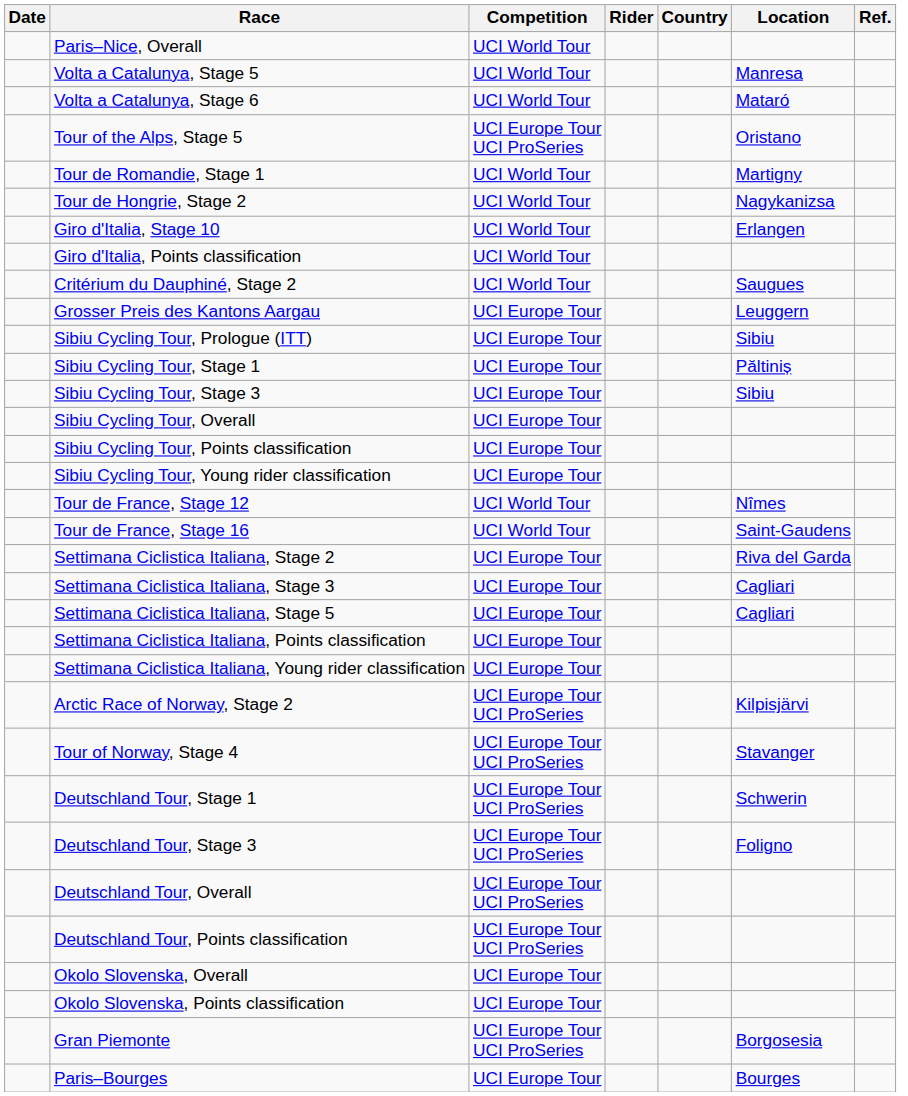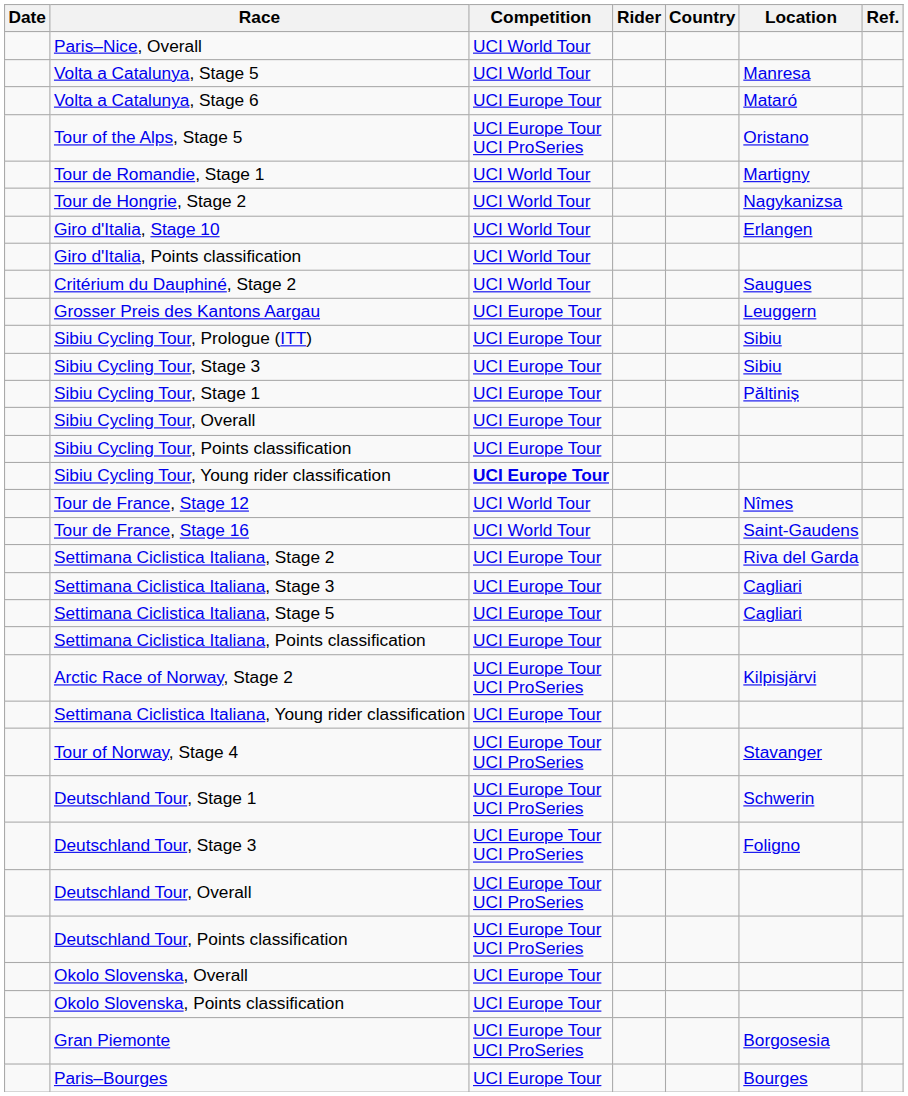(532, 100) UCI World Tour -> (537, 100) UCI Europe Tour
rows swapped: (157, 366) <-> (157, 393)
(537, 476) normal -> (541, 476) bold
rows swapped: (259, 667) <-> (173, 705)
